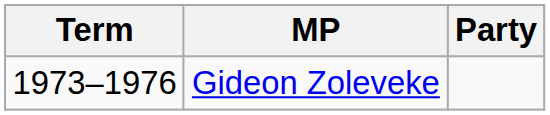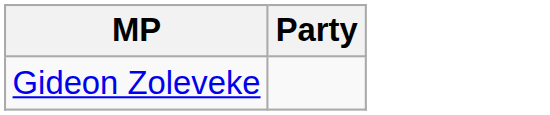- column: (95, 30)
